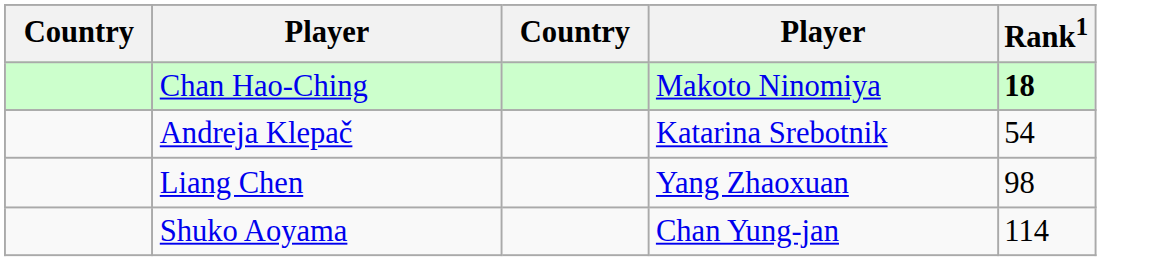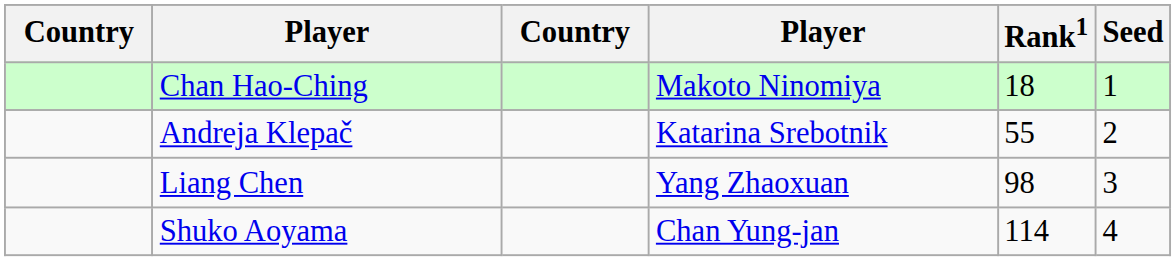+ column: (1133, 32)
(1020, 85) bold -> (1020, 85) normal
(1020, 133) 54 -> (1020, 133) 55
